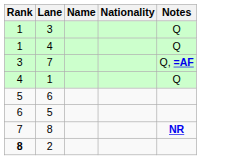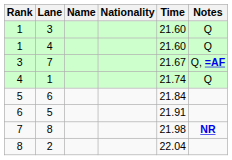+ column: (173, 12)
(20, 146) bold -> (20, 146) normal
